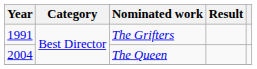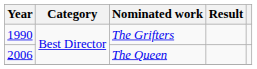(20, 34) 1991 -> (20, 34) 1990
(20, 54) 2004 -> (20, 54) 2006
